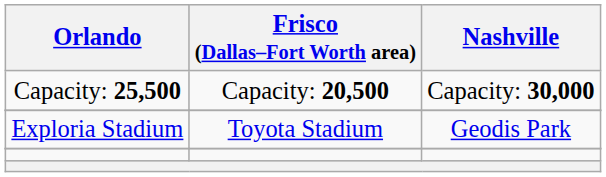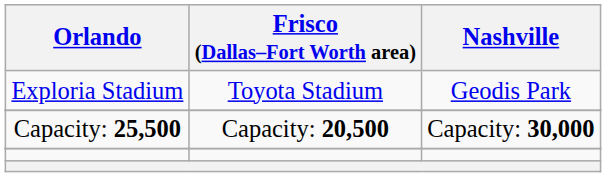rows swapped: (97, 129) <-> (97, 90)
